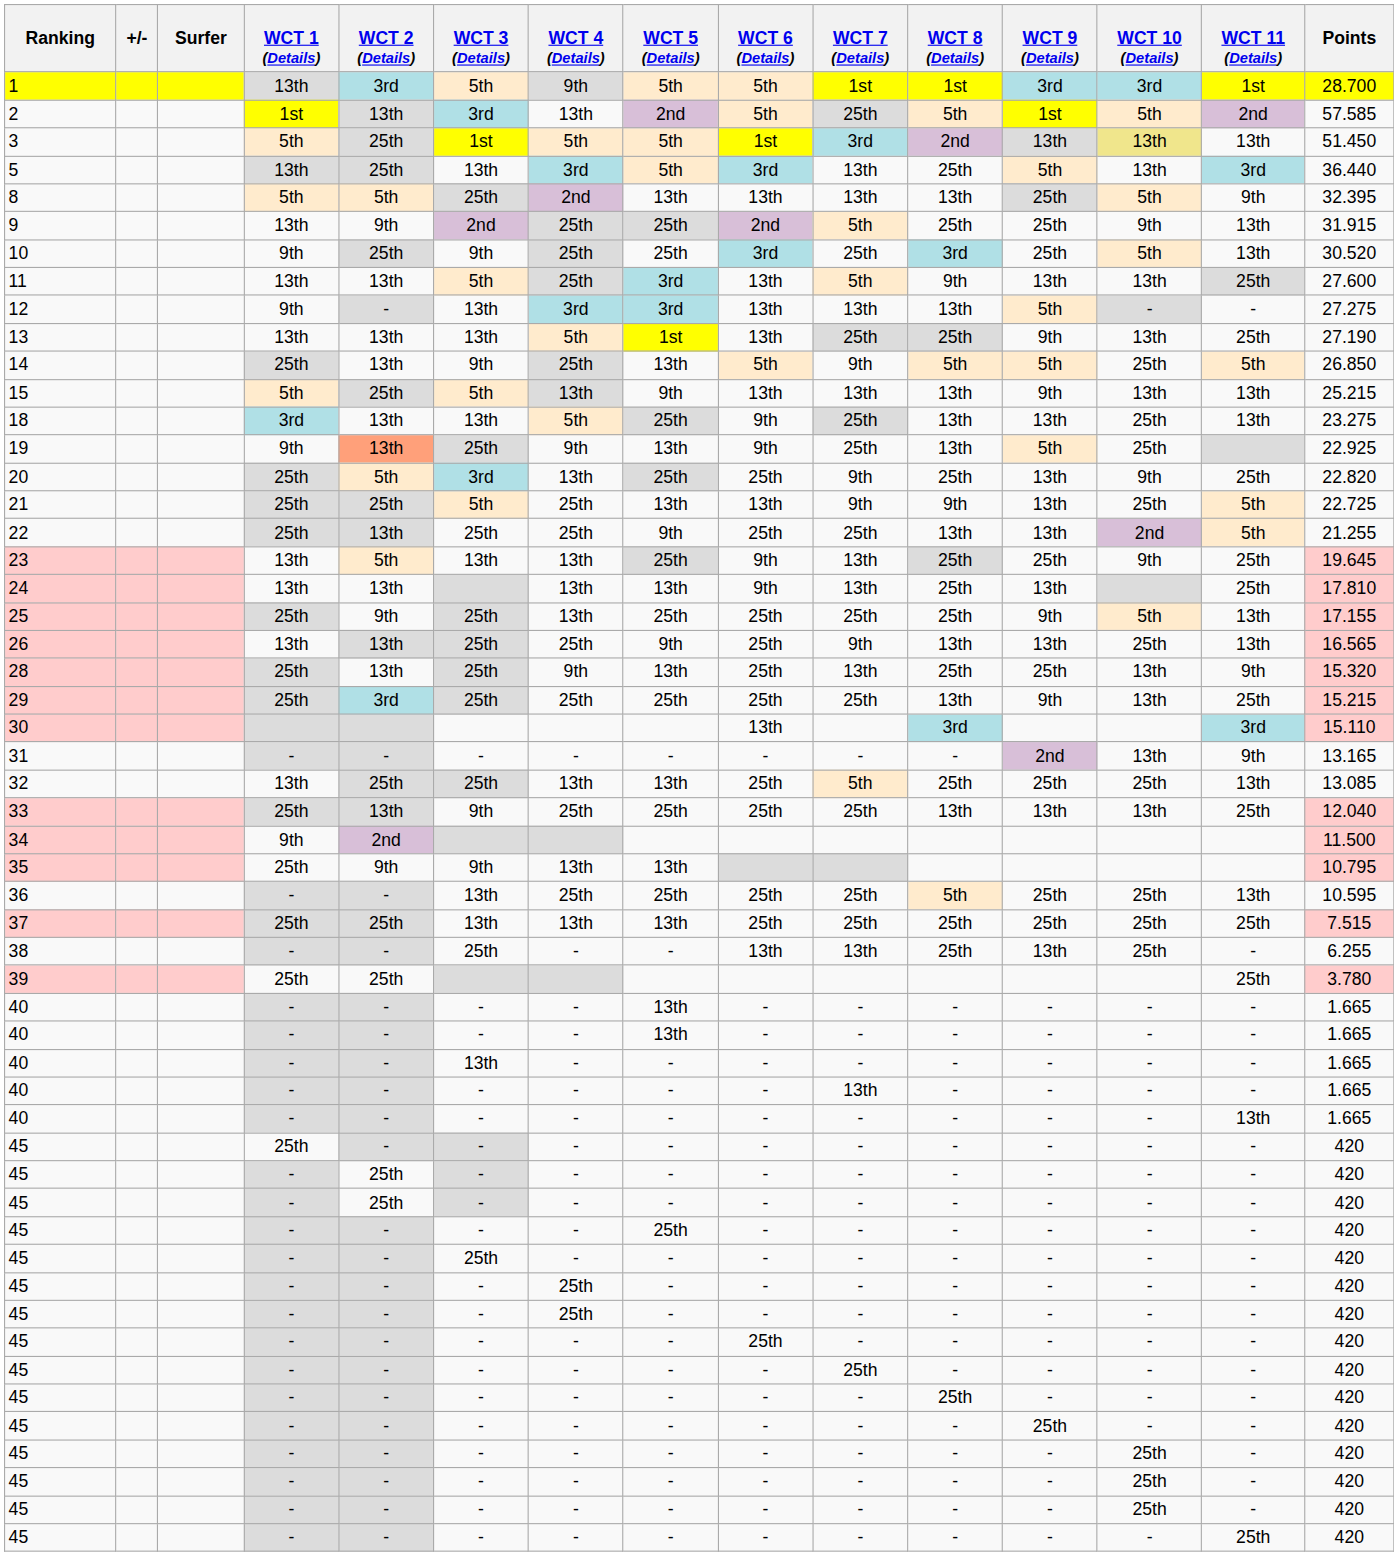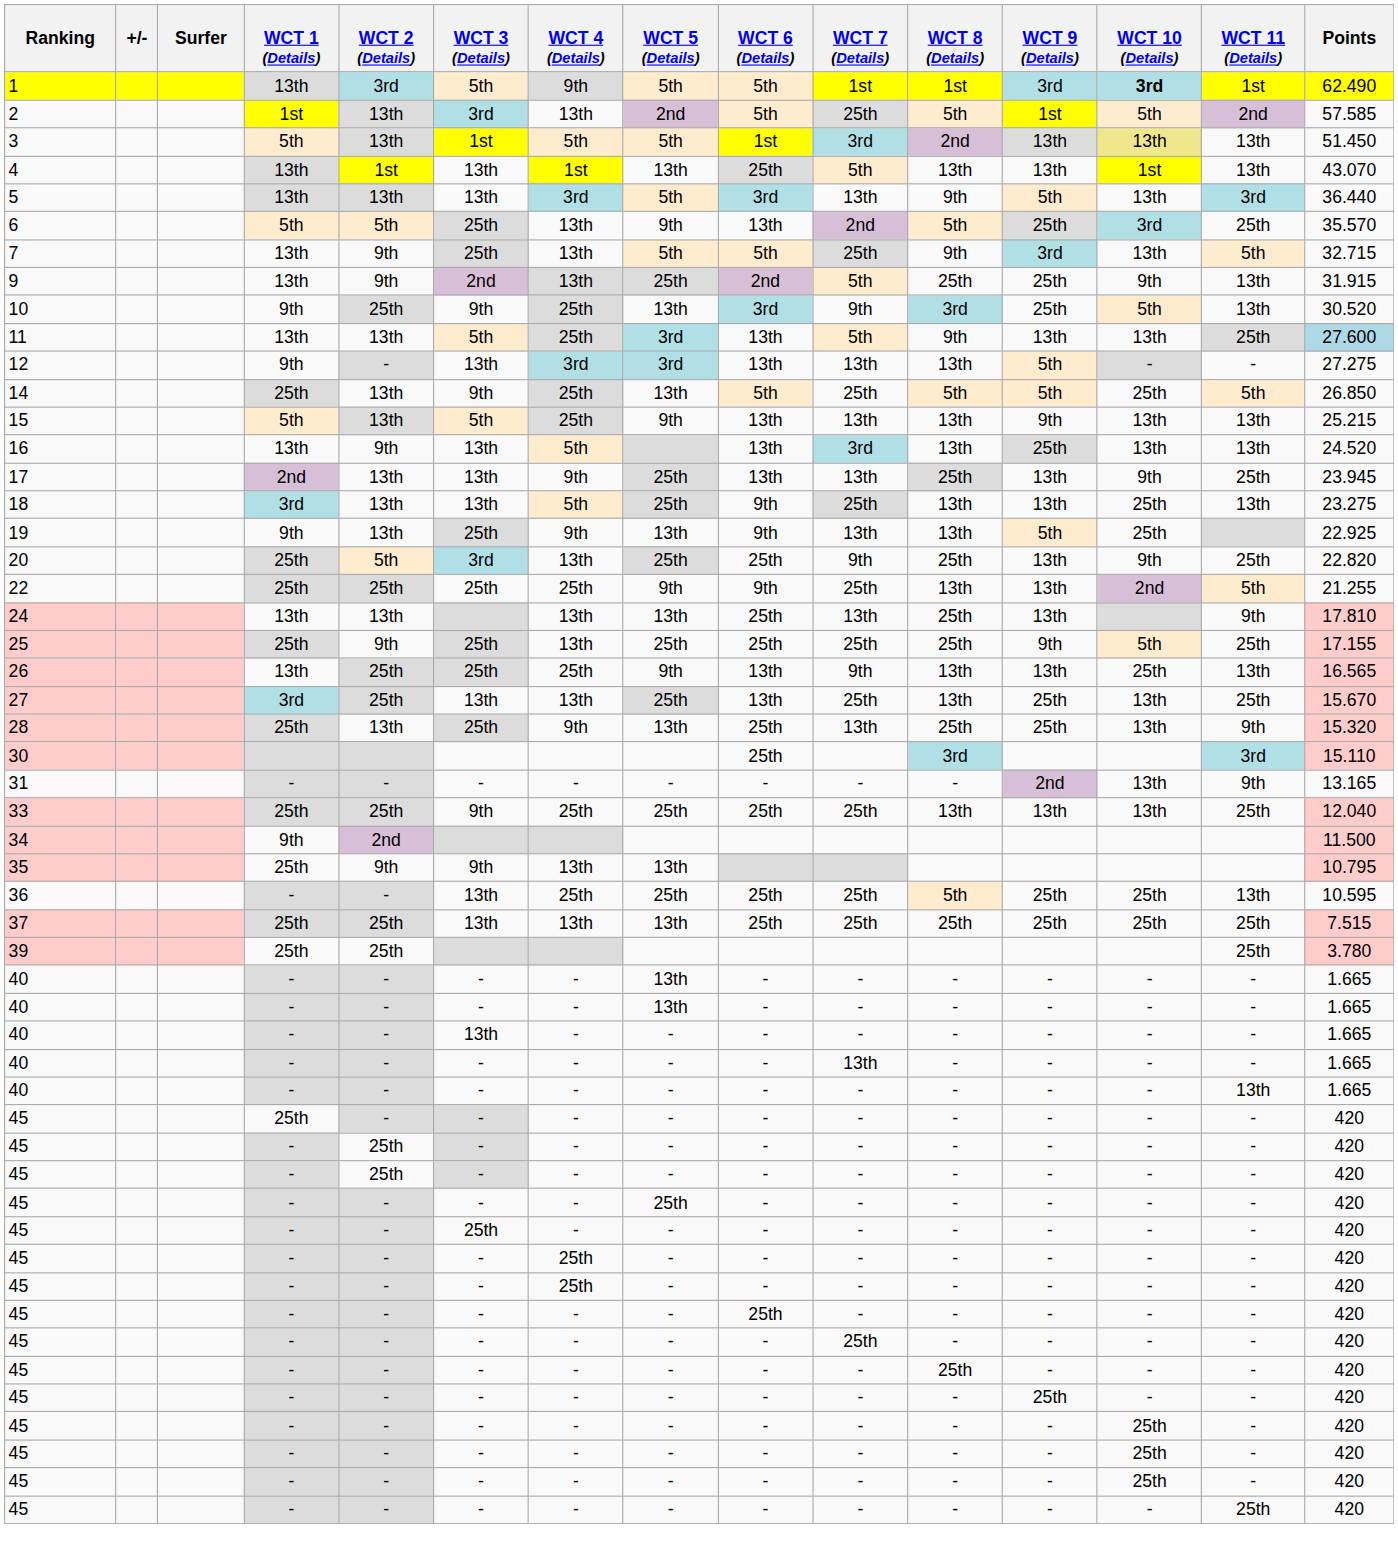(1150, 85) normal -> (1150, 85) bold
(1349, 85) 28.700 -> (1349, 85) 62.490
(386, 141) 25th -> (386, 141) 13th
+ row: (14, 169)
(386, 169) 25th -> (386, 197) 13th
(955, 169) 25th -> (955, 197) 9th
+ row: (14, 225)
+ row: (14, 253)
- row: (14, 197)
(576, 225) 25th -> (576, 281) 13th
(671, 253) 25th -> (671, 309) 13th
(860, 253) 25th -> (860, 309) 9th
(1349, 281) no background -> (1349, 337) lightblue background
- row: (18, 337)
(860, 365) 9th -> (860, 393) 25th
(386, 393) 25th -> (386, 420) 13th
(576, 393) 13th -> (576, 420) 25th
+ row: (18, 448)
+ row: (18, 476)
(386, 448) lightsalmon background -> (386, 532) no background
(860, 448) 25th -> (860, 532) 13th
- row: (18, 504)
(386, 532) 13th -> (386, 588) 25th
(765, 532) 25th -> (765, 588) 9th
- row: (18, 560)
(765, 588) 9th -> (765, 616) 25th
(1253, 588) 25th -> (1253, 616) 9th
(1253, 616) 13th -> (1253, 644) 25th
(386, 644) 13th -> (386, 672) 25th
(765, 644) 25th -> (765, 672) 13th
+ row: (18, 700)
- row: (18, 700)
(765, 727) 13th -> (765, 755) 25th
- row: (18, 783)
(386, 811) 13th -> (386, 811) 25th
- row: (18, 951)
